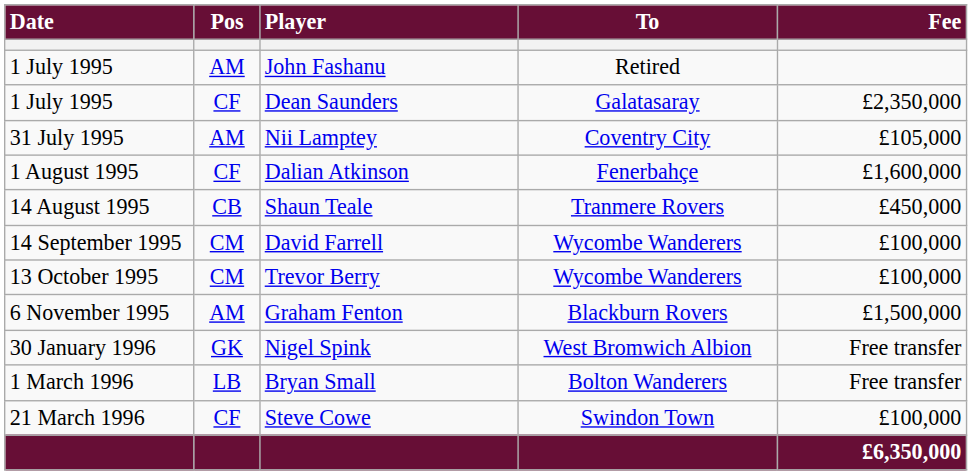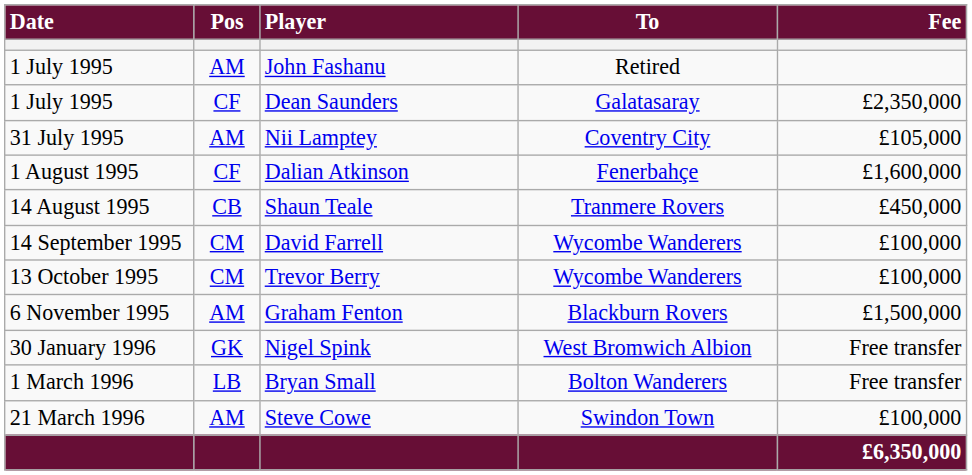(227, 417) CF -> (227, 417) AM
